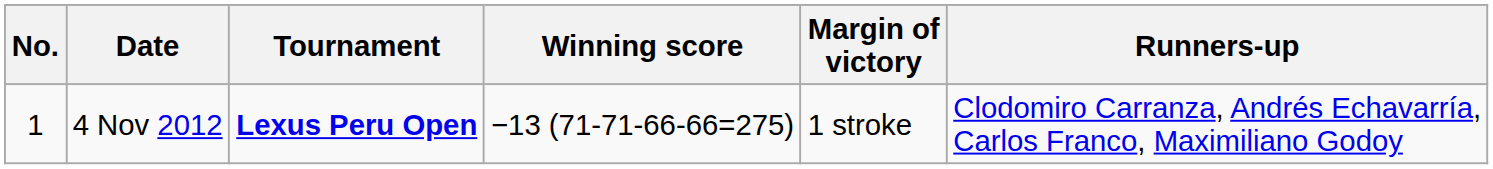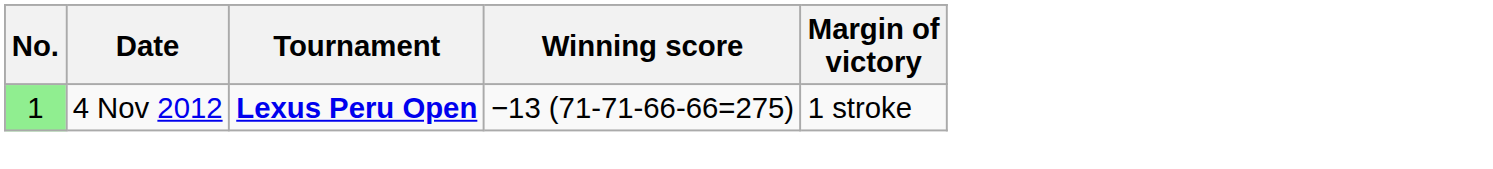- column: (1217, 45)
(35, 124) no background -> (35, 108) lightgreen background
